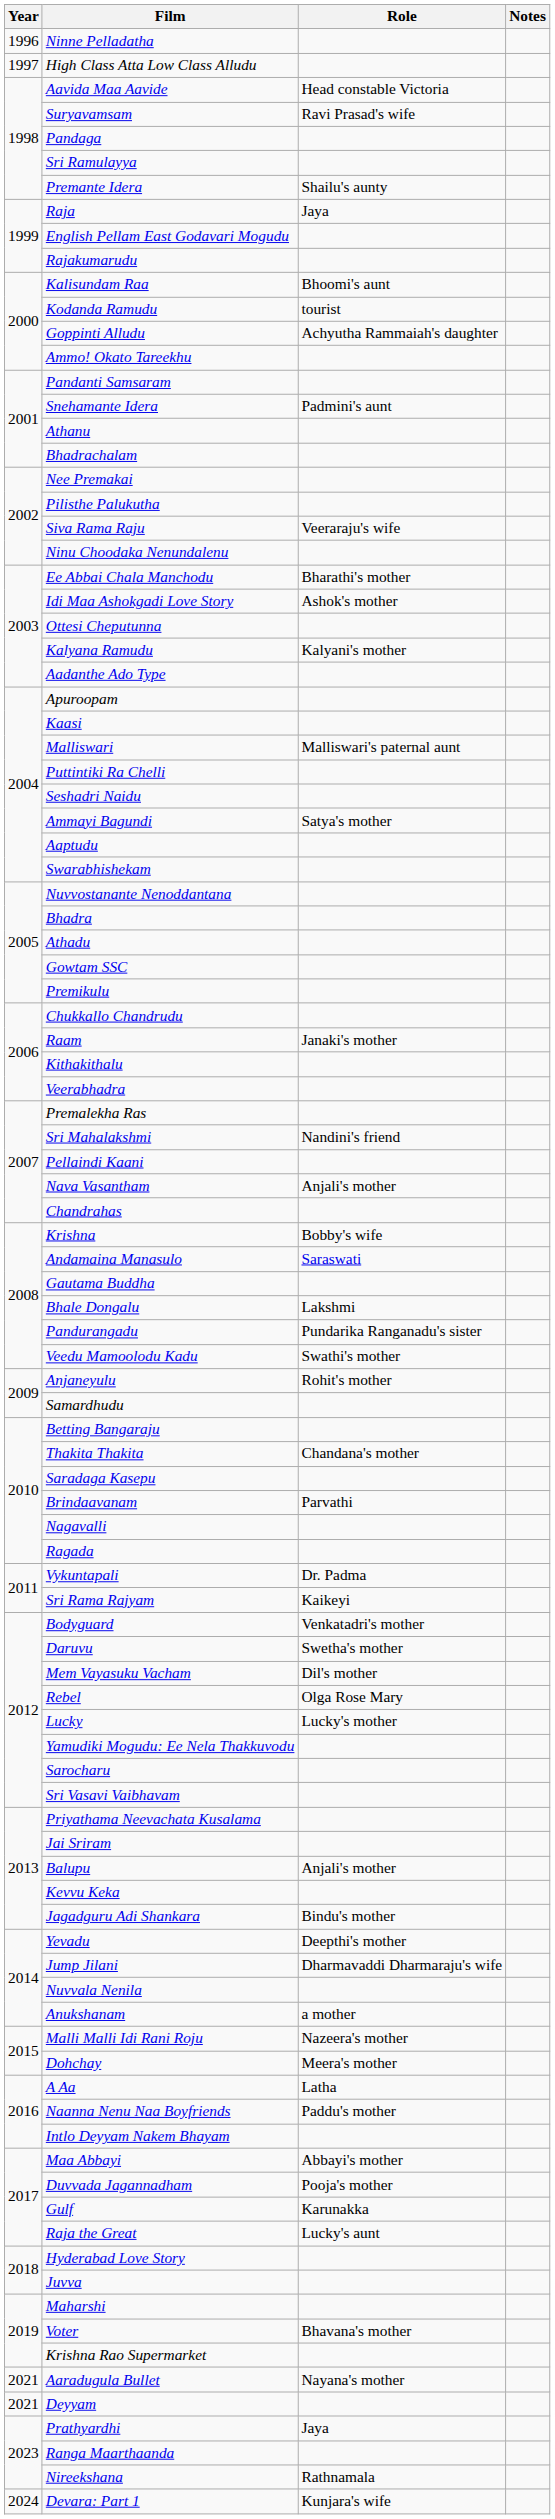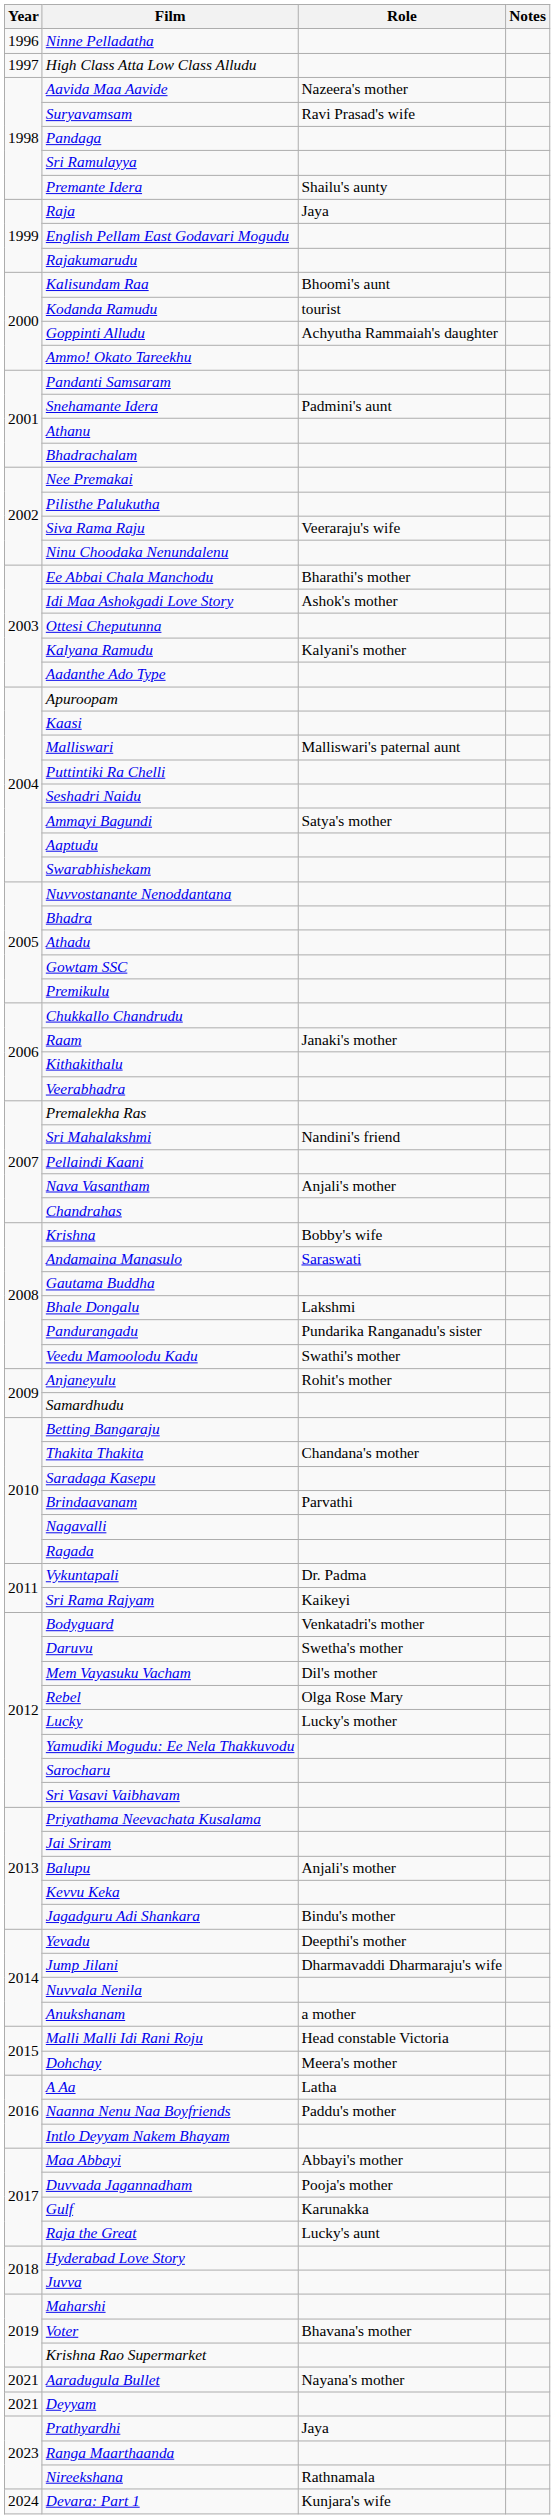(375, 89) Head constable Victoria -> (355, 89) Nazeera's mother
(355, 2038) Nazeera's mother -> (375, 2038) Head constable Victoria
